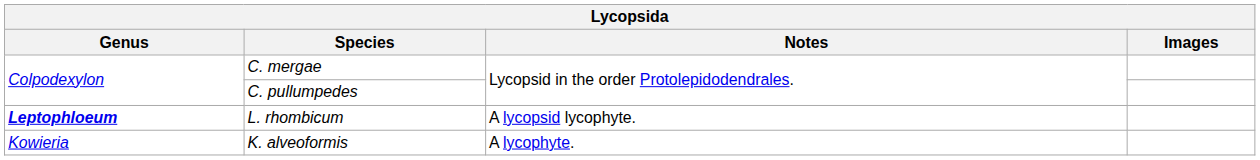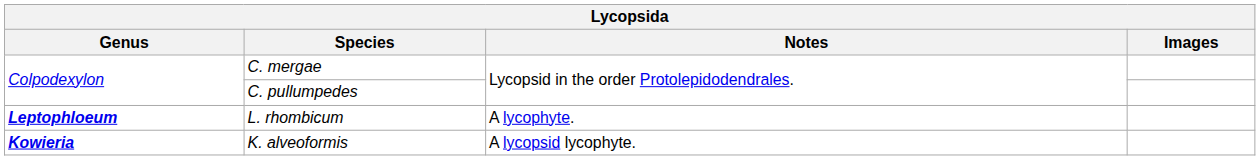(562, 117) A lycopsid lycophyte. -> (532, 117) A lycophyte.
(39, 142) normal -> (41, 142) bold
(532, 142) A lycophyte. -> (562, 142) A lycopsid lycophyte.
